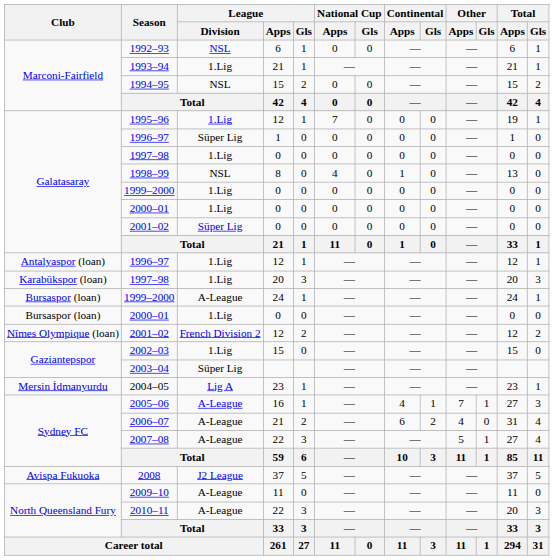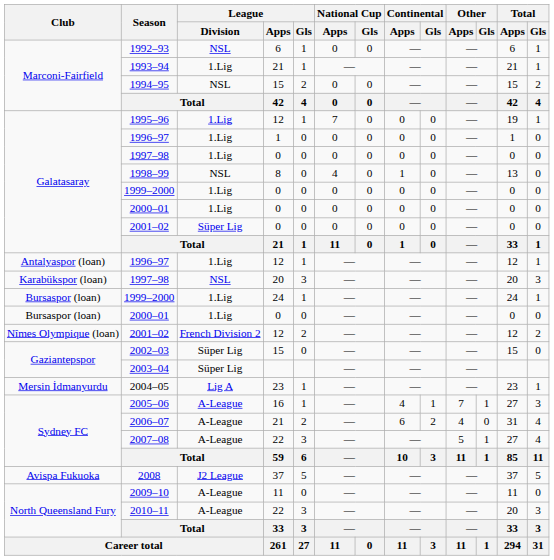(220, 137) Süper Lig -> (220, 137) 1.Lig
(220, 279) 1.Lig -> (220, 279) NSL
(220, 297) A-League -> (220, 297) 1.Lig
(220, 350) 1.Lig -> (220, 350) Süper Lig
